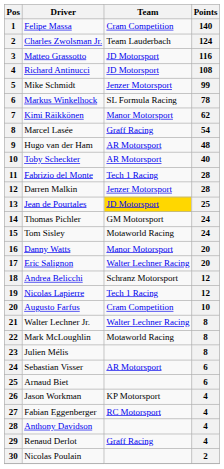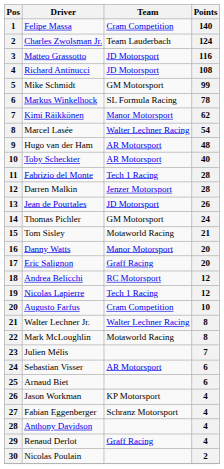(139, 85) Jenzer Motorsport -> (135, 85) GM Motorsport
(130, 129) Graff Racing -> (148, 129) Walter Lechner Racing
(133, 204) gold background -> (133, 204) no background
(206, 204) 25 -> (206, 204) 26
(206, 233) 24 -> (206, 233) 21
(148, 263) Walter Lechner Racing -> (130, 263) Graff Racing
(142, 278) Schranz Motorsport -> (134, 278) RC Motorsport
(206, 352) 8 -> (206, 352) 7
(134, 411) RC Motorsport -> (142, 411) Schranz Motorsport
